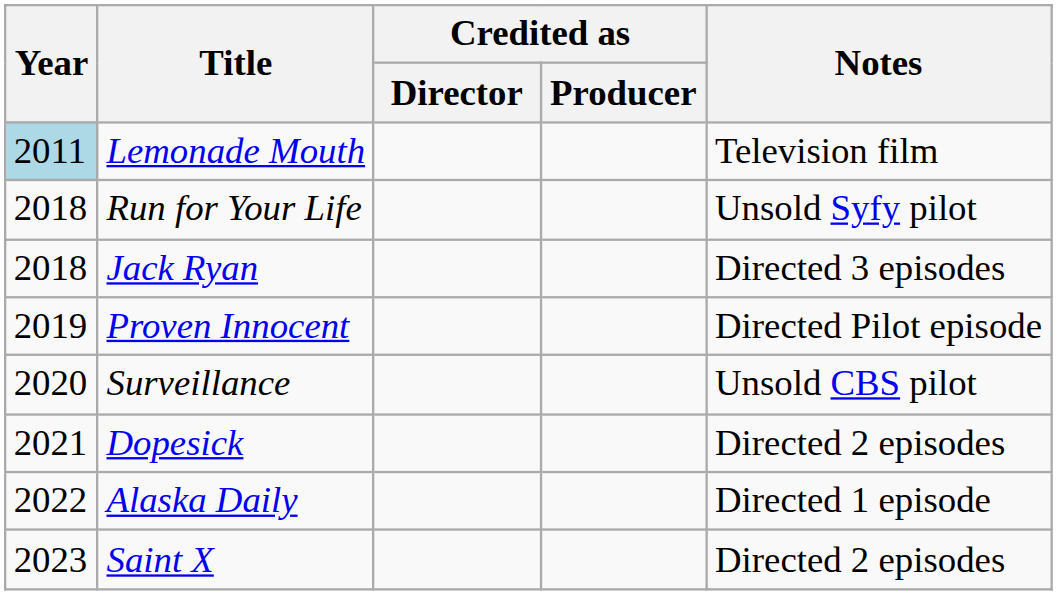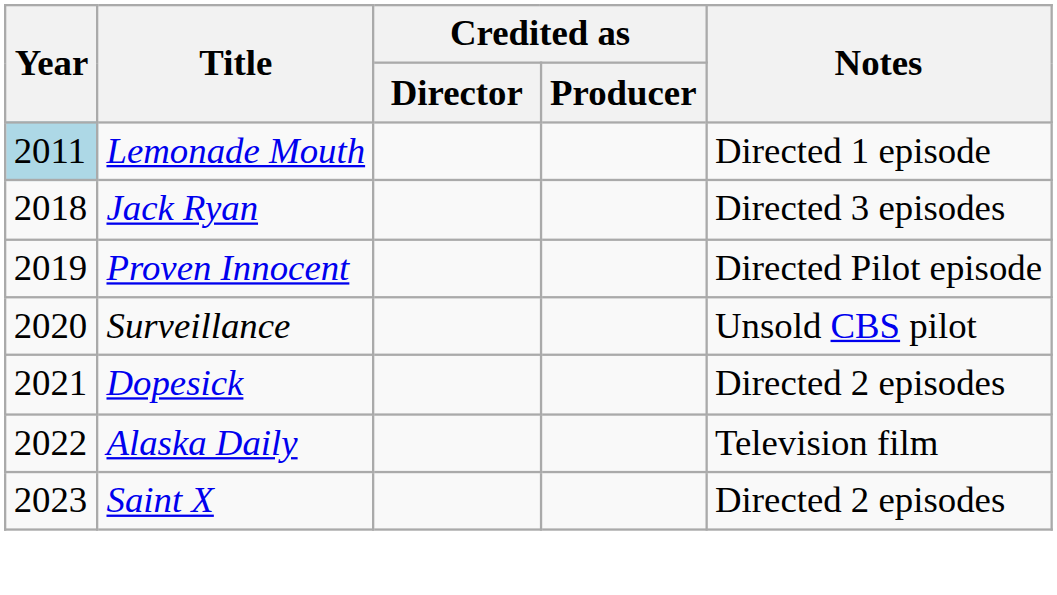(827, 150) Television film -> (853, 150) Directed 1 episode
- row: (234, 208)
(853, 500) Directed 1 episode -> (827, 442) Television film
